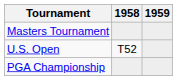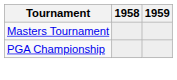- row: (33, 49)
